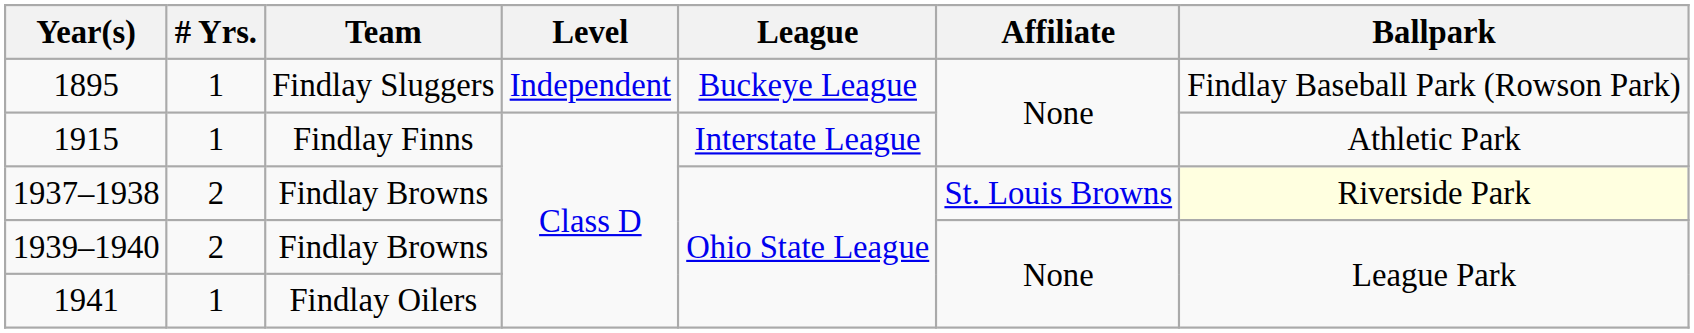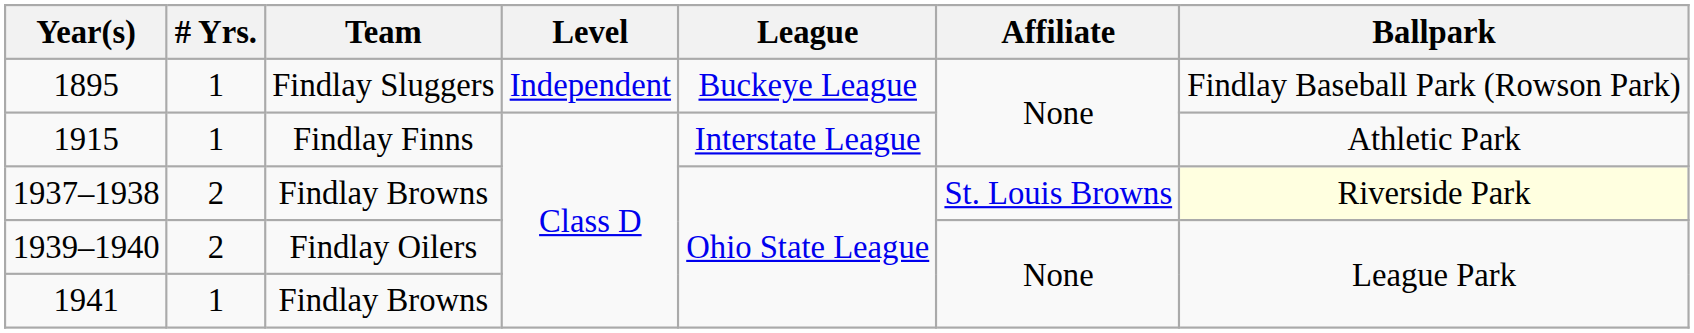(383, 247) Findlay Browns -> (383, 247) Findlay Oilers
(383, 301) Findlay Oilers -> (383, 301) Findlay Browns
